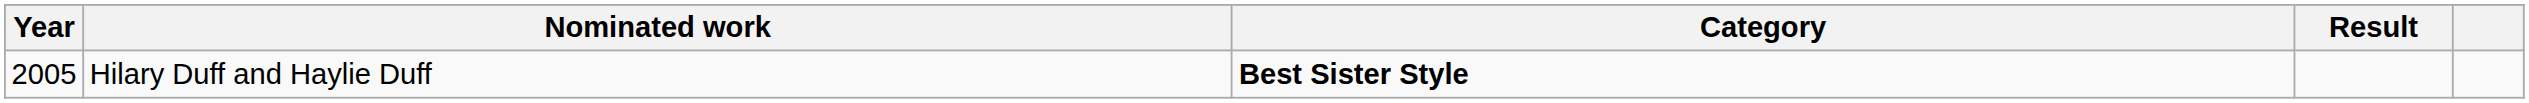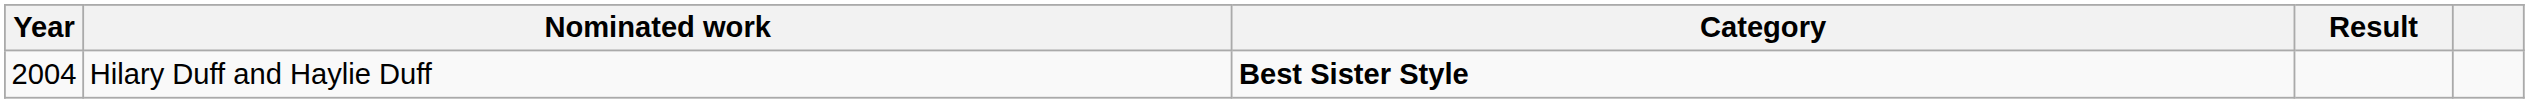(44, 73) 2005 -> (44, 73) 2004
